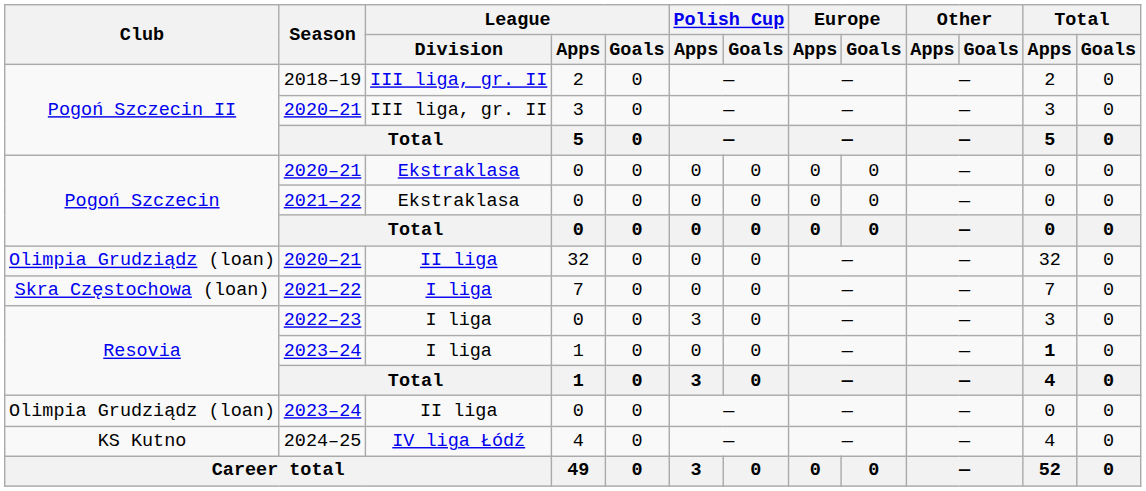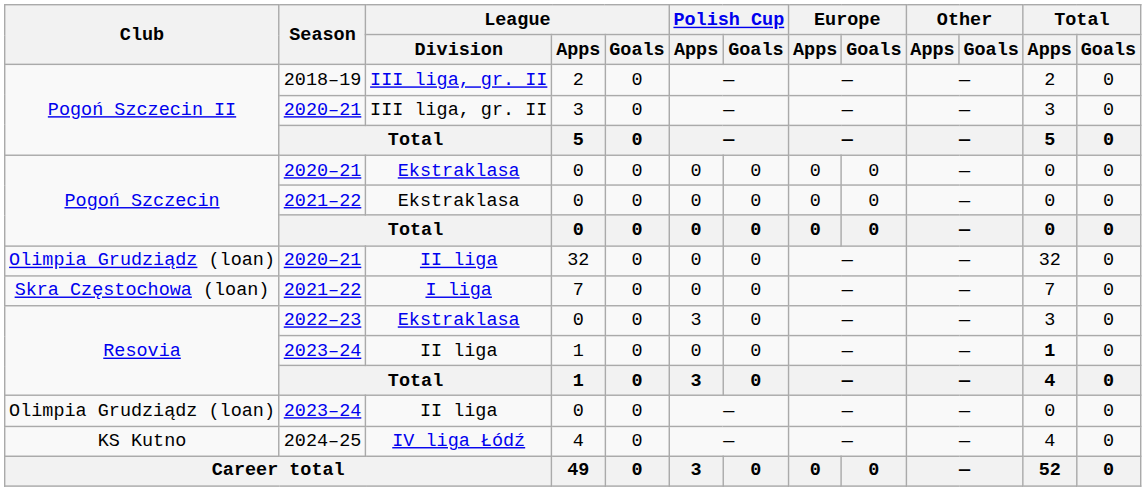(459, 321) I liga -> (459, 321) Ekstraklasa
(459, 351) I liga -> (459, 351) II liga
